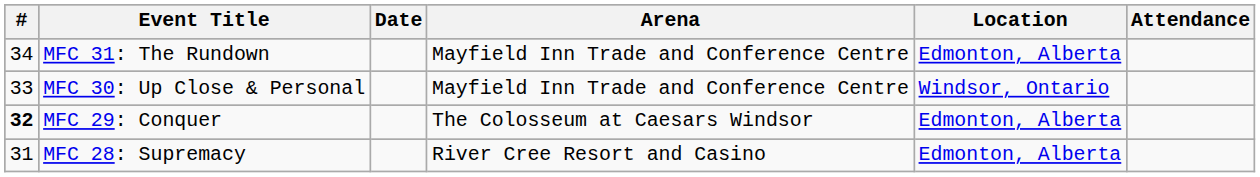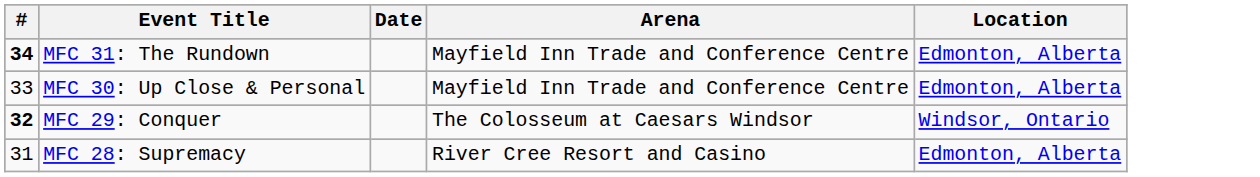- column: (1191, 21)
(22, 55) normal -> (22, 55) bold
(1014, 88) Windsor, Ontario -> (1020, 88) Edmonton, Alberta
(1020, 121) Edmonton, Alberta -> (1014, 121) Windsor, Ontario
